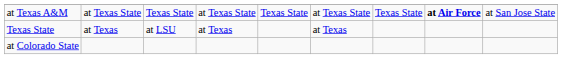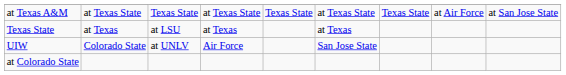(454, 12) bold -> (459, 12) normal
+ row: (17, 45)
